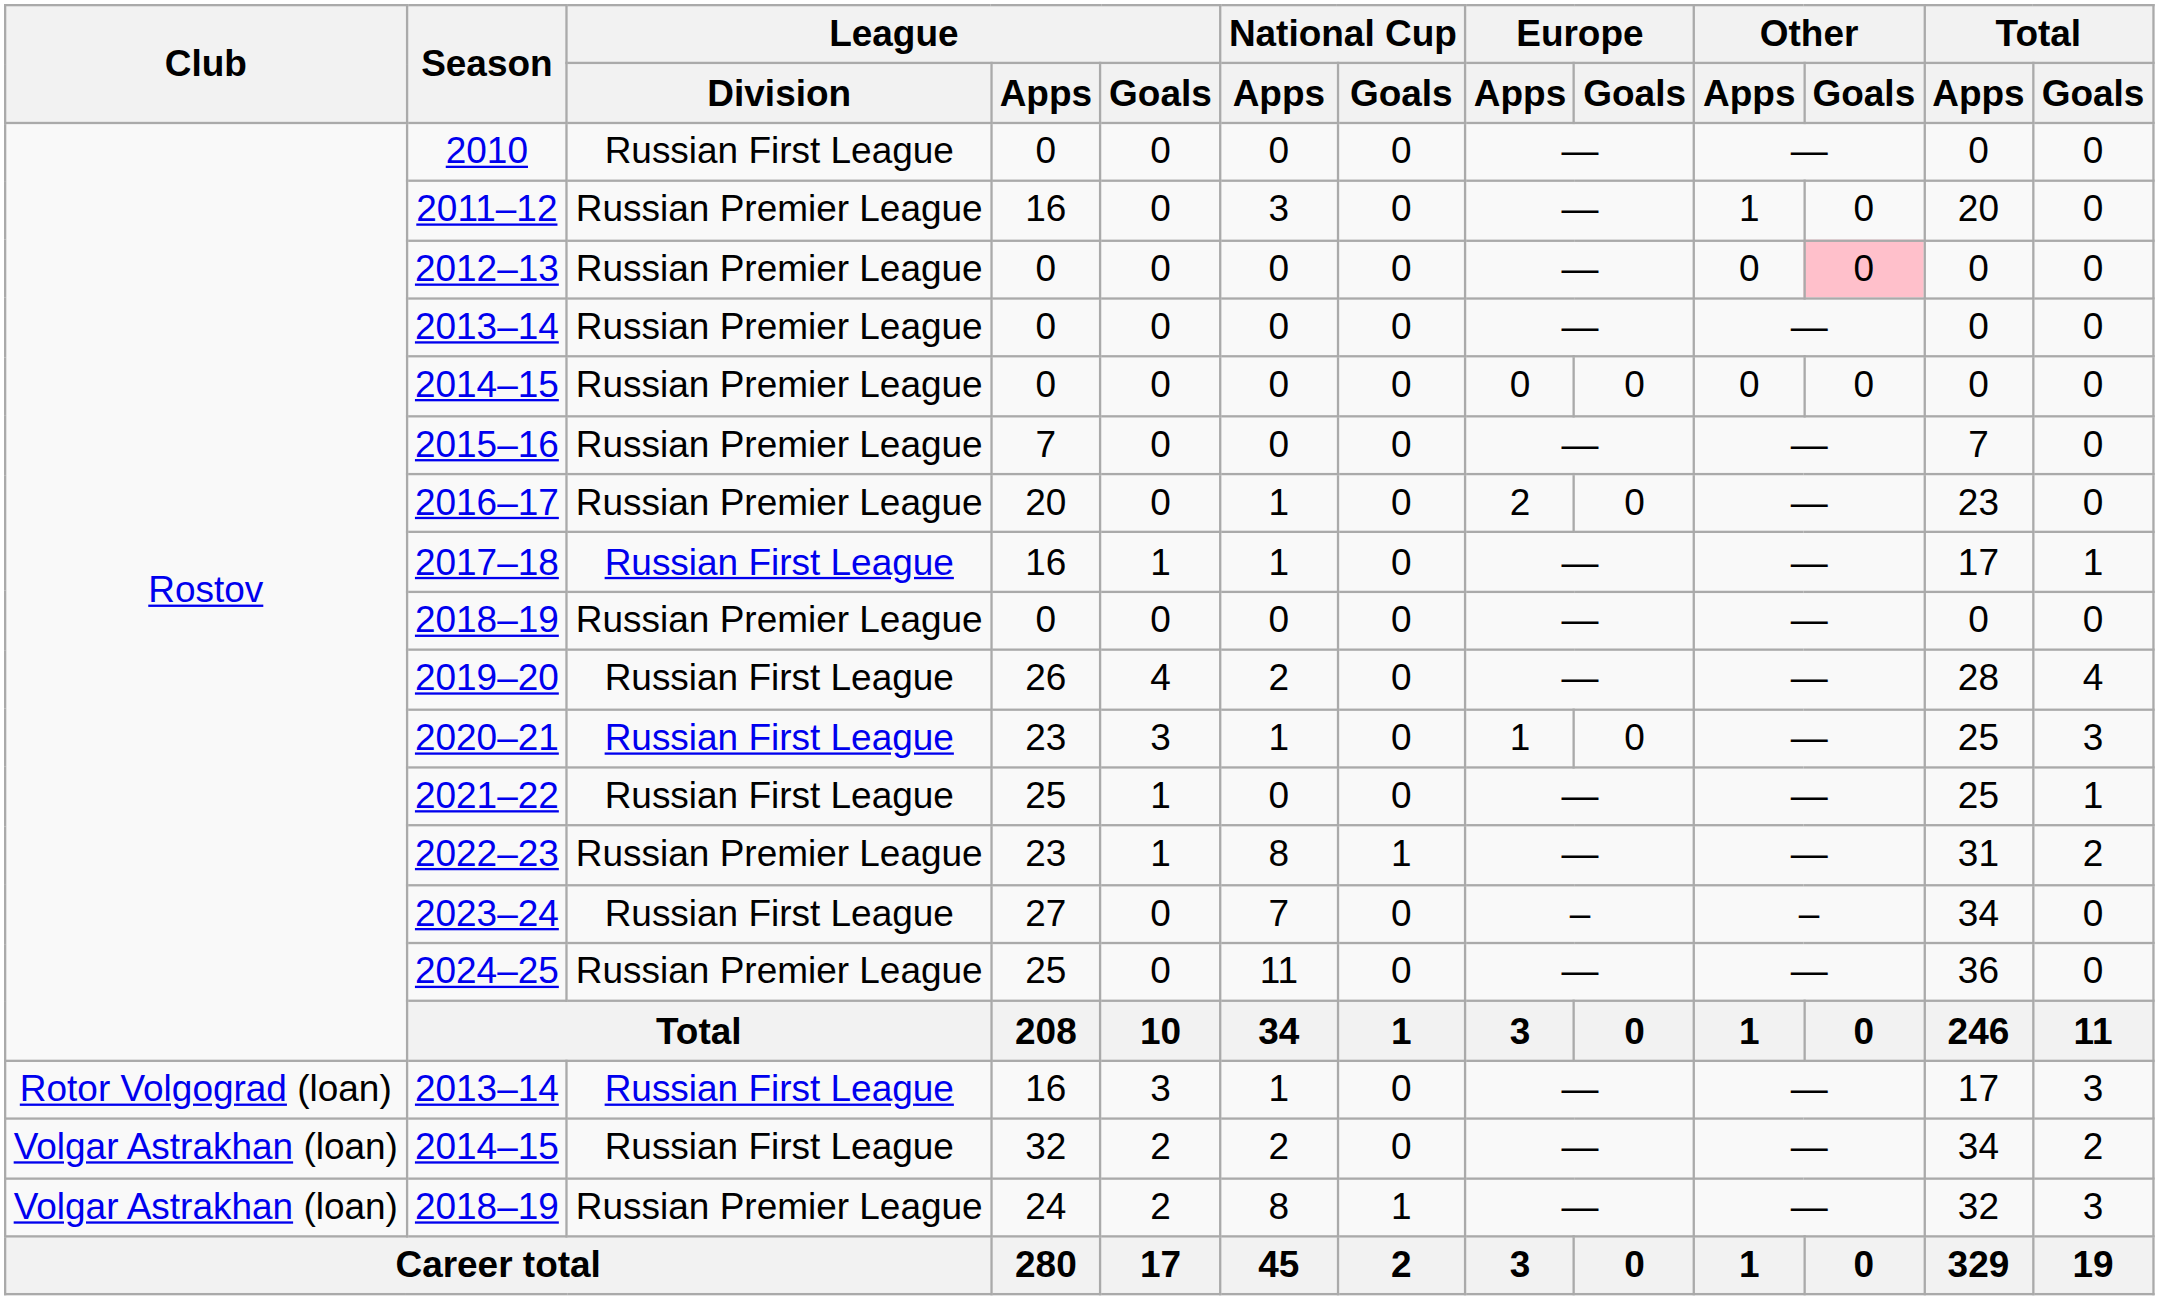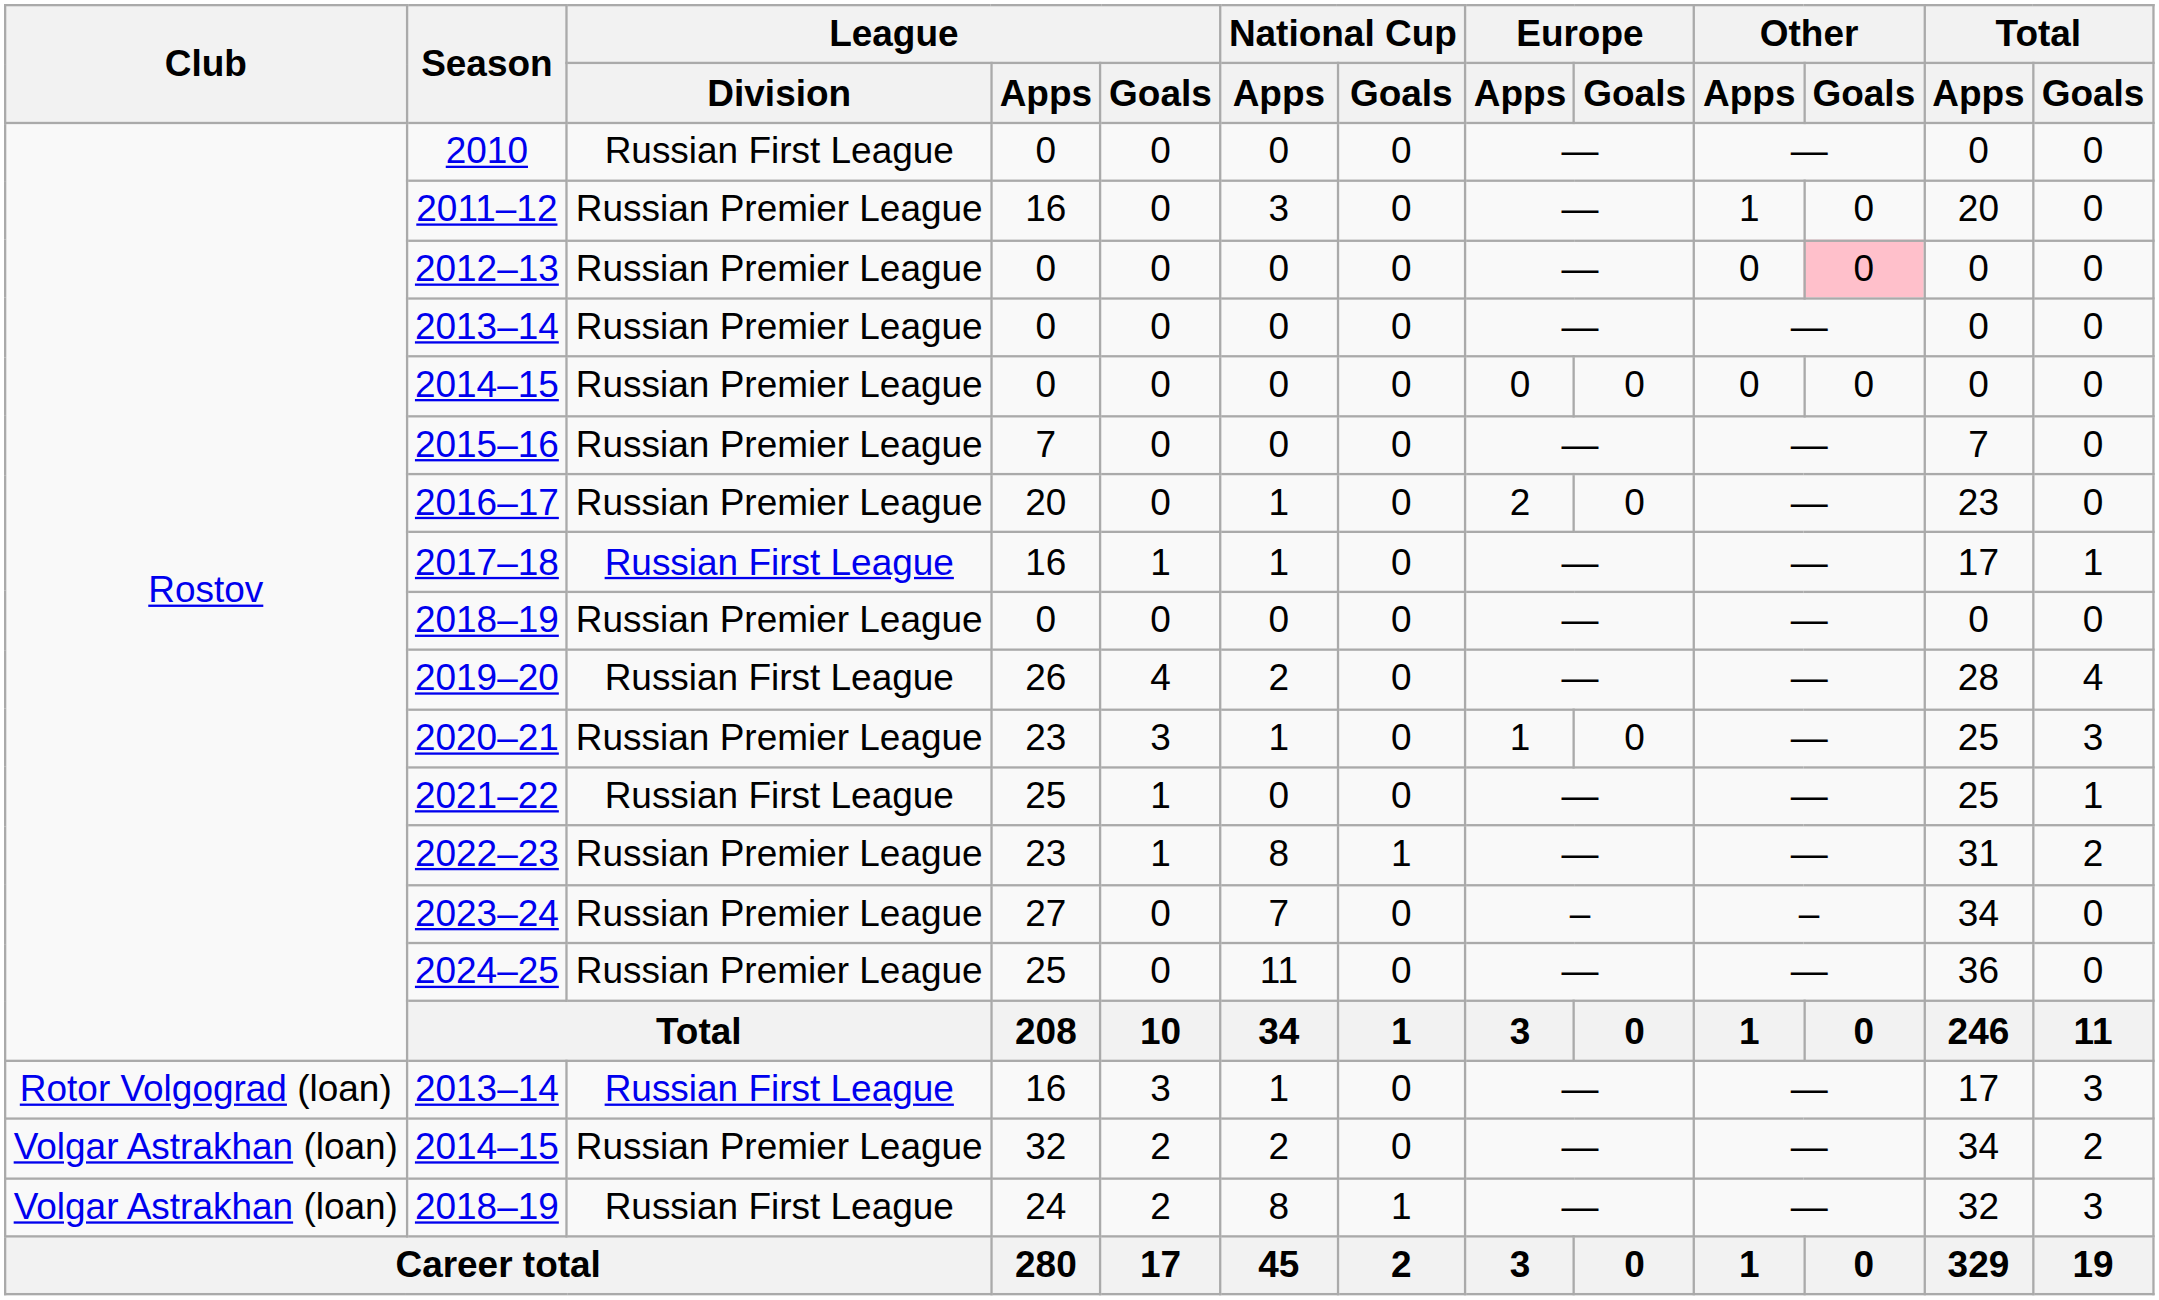(779, 737) Russian First League -> (779, 737) Russian Premier League
(779, 913) Russian First League -> (779, 913) Russian Premier League
(779, 1147) Russian First League -> (779, 1147) Russian Premier League
(779, 1206) Russian Premier League -> (779, 1206) Russian First League
